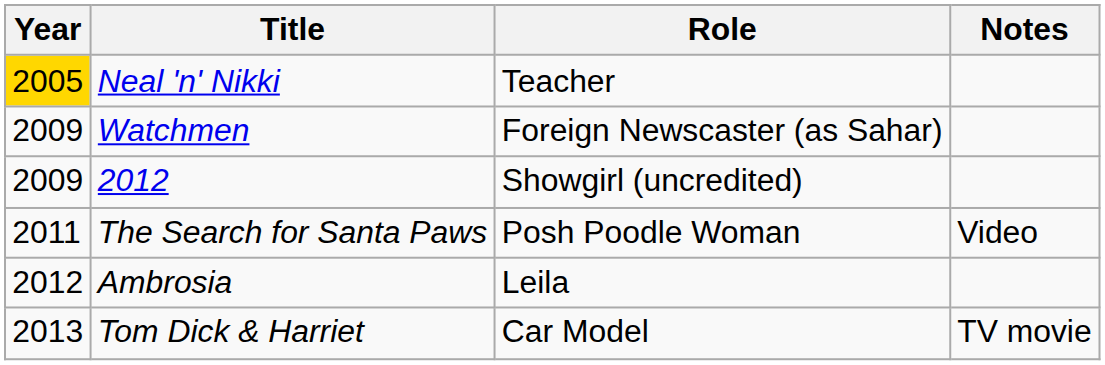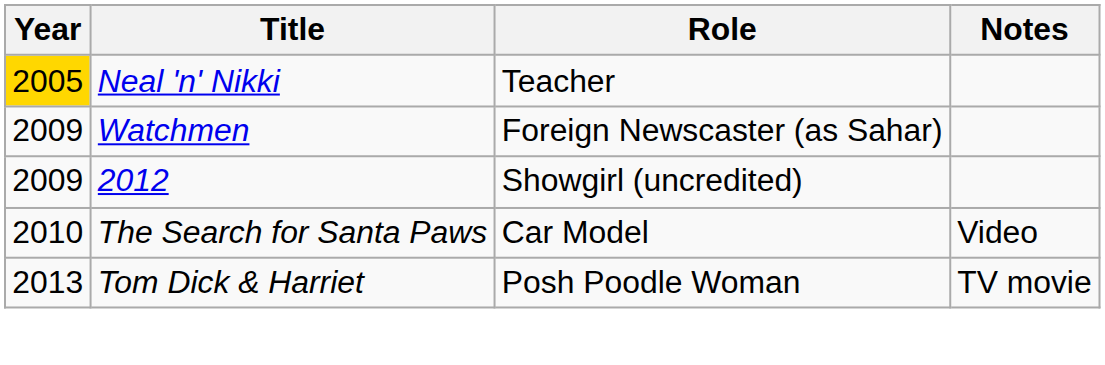(47, 231) 2011 -> (48, 231) 2010
(651, 231) Posh Poodle Woman -> (575, 231) Car Model
- row: (165, 282)
(575, 332) Car Model -> (651, 282) Posh Poodle Woman
